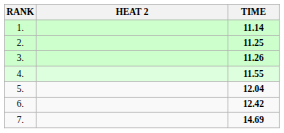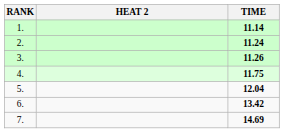(253, 43) 11.25 -> (253, 43) 11.24
(253, 74) 11.55 -> (253, 74) 11.75
(253, 105) 12.42 -> (253, 105) 13.42
